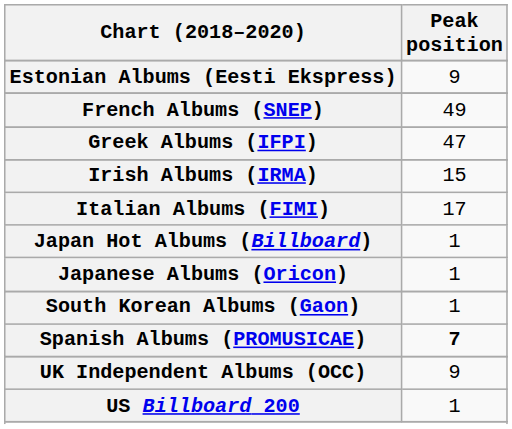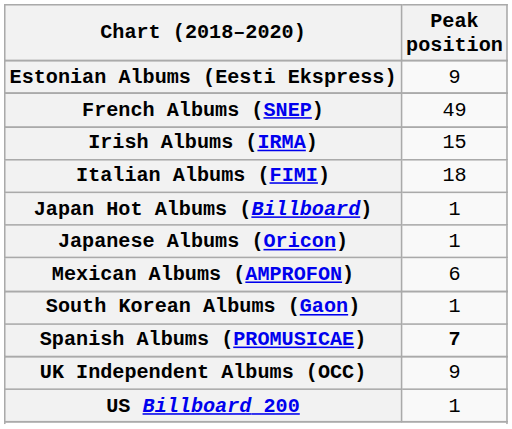- row: (203, 143)
(454, 209) 17 -> (454, 176) 18
+ row: (203, 274)
